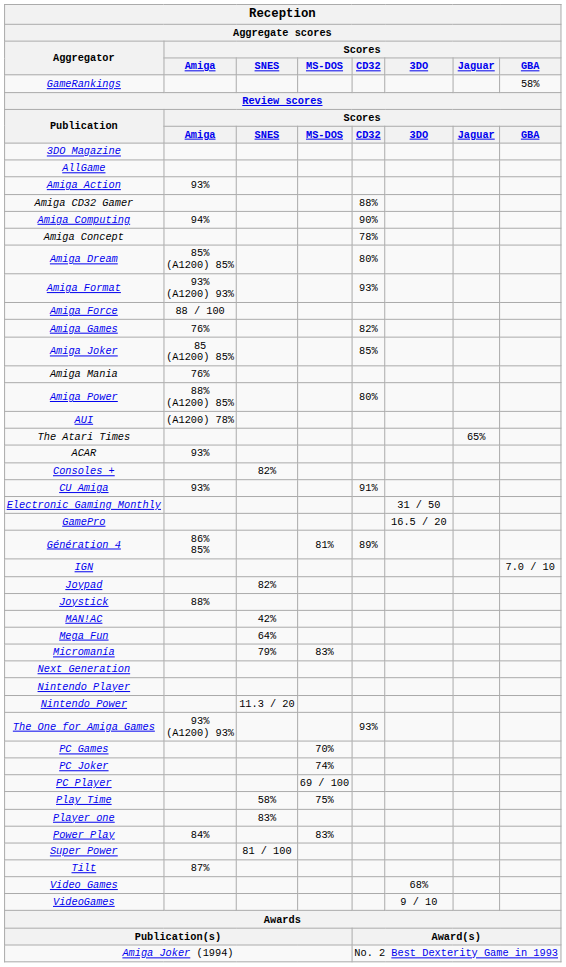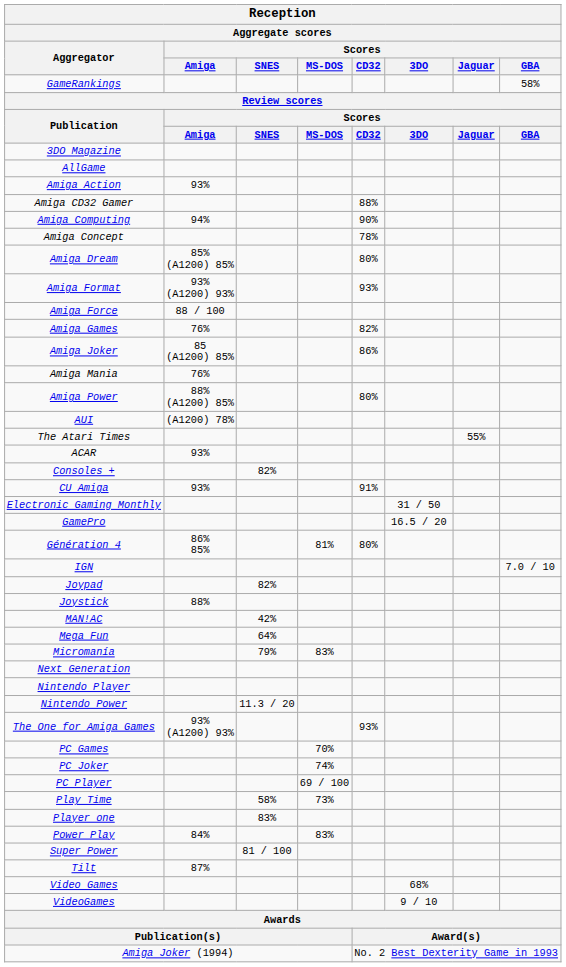(368, 351) 85% -> (368, 351) 86%
(476, 437) 65% -> (476, 437) 55%
(368, 545) 89% -> (368, 545) 80%
(324, 800) 75% -> (324, 800) 73%
